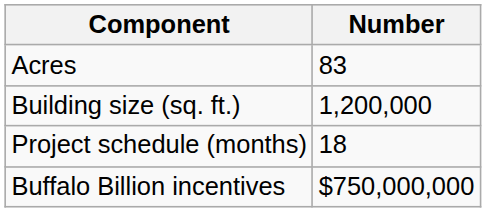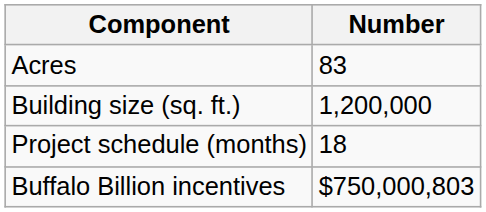(396, 186) $750,000,000 -> (396, 186) $750,000,803
